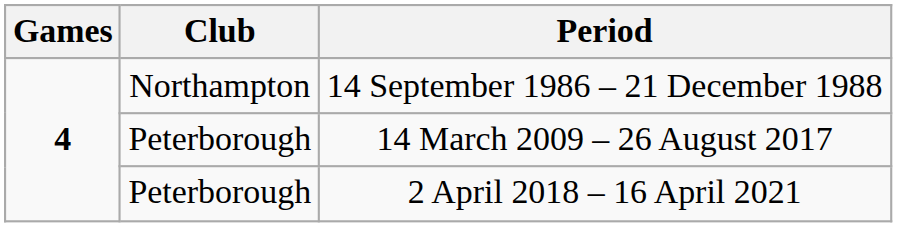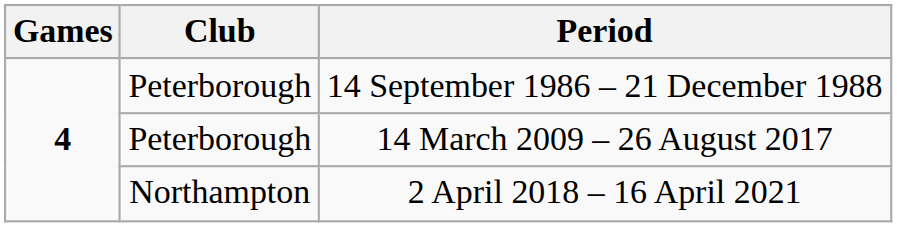(220, 85) Northampton -> (220, 85) Peterborough
(220, 192) Peterborough -> (220, 192) Northampton
